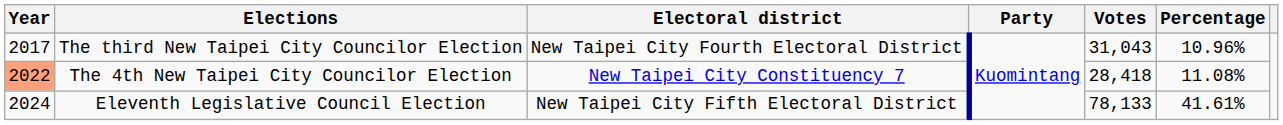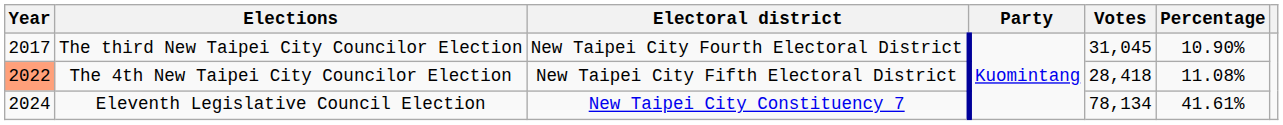(1120, 48) 31,043 -> (1120, 48) 31,045
(1213, 48) 10.96% -> (1213, 48) 10.90%
(747, 76) New Taipei City Constituency 7 -> (747, 76) New Taipei City Fifth Electoral District
(747, 105) New Taipei City Fifth Electoral District -> (747, 105) New Taipei City Constituency 7
(1120, 105) 78,133 -> (1120, 105) 78,134
